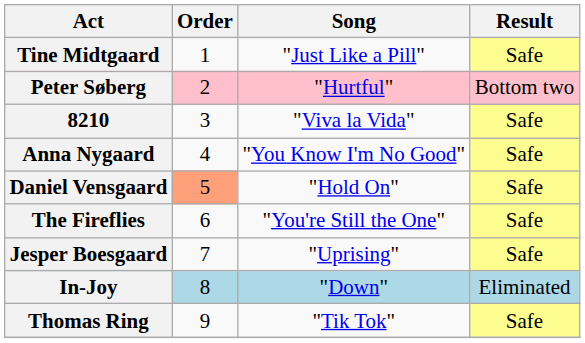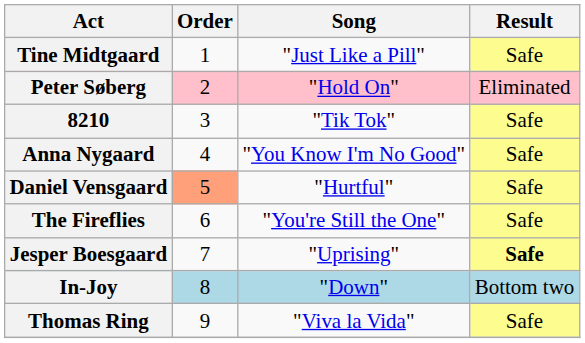(354, 87) "Hurtful" -> (354, 87) "Hold On"
(525, 87) Bottom two -> (525, 87) Eliminated
(354, 120) "Viva la Vida" -> (354, 120) "Tik Tok"
(354, 187) "Hold On" -> (354, 187) "Hurtful"
(524, 253) normal -> (525, 253) bold
(525, 287) Eliminated -> (525, 287) Bottom two
(354, 320) "Tik Tok" -> (354, 320) "Viva la Vida"
